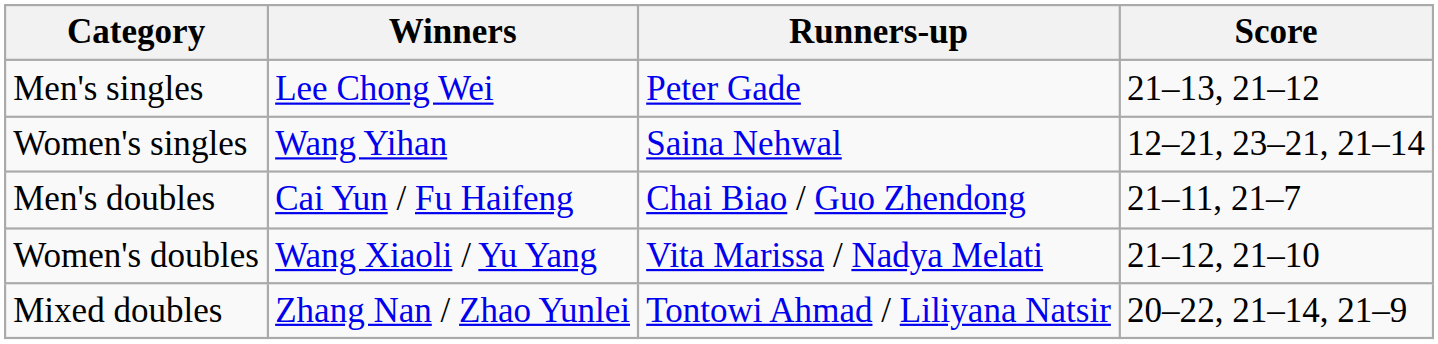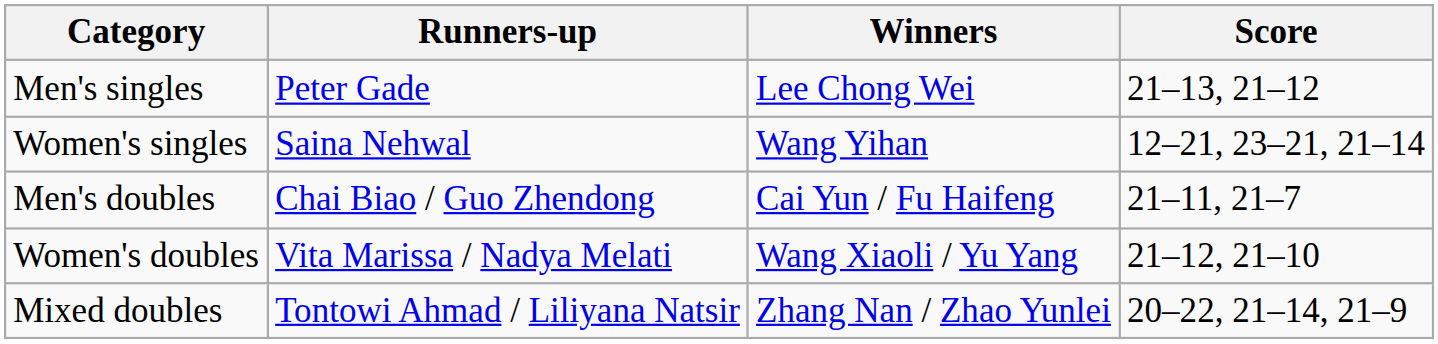columns swapped: (453, 32) <-> (879, 32)
